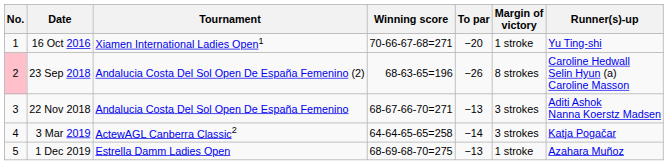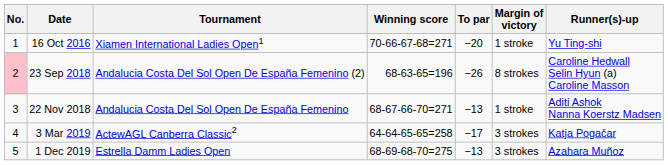(517, 109) 3 strokes -> (514, 109) 1 stroke
(474, 133) −14 -> (474, 133) −17
(514, 151) 1 stroke -> (517, 151) 3 strokes
